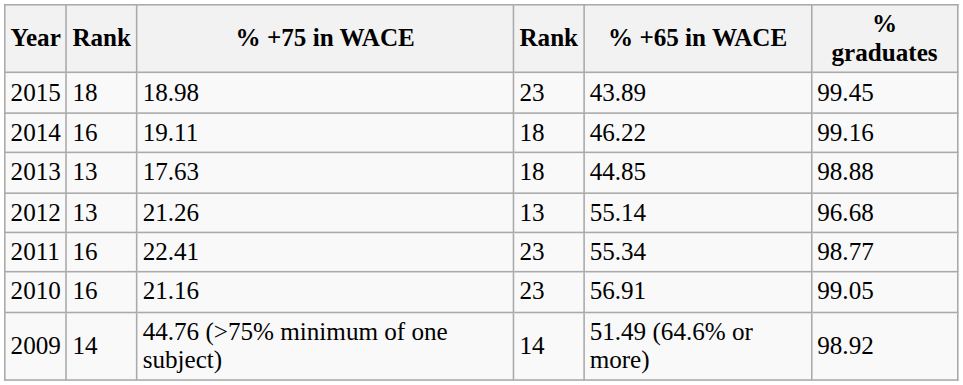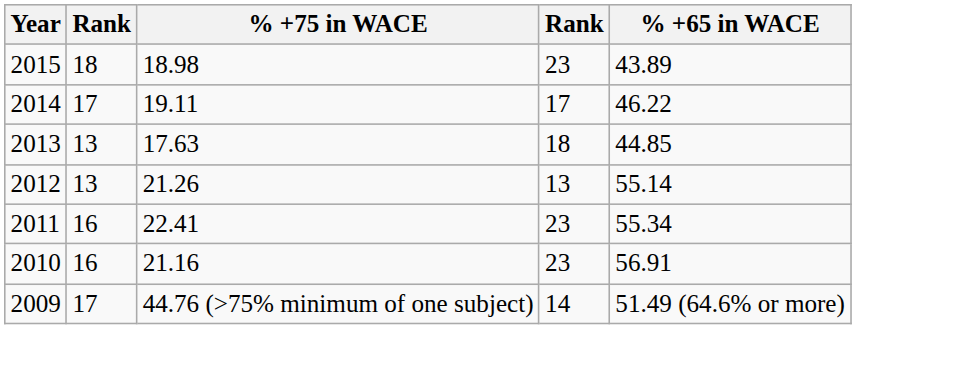- column: (885, 38)
(85, 132) 16 -> (85, 104) 17
(532, 132) 18 -> (558, 104) 17
(85, 345) 14 -> (85, 303) 17
